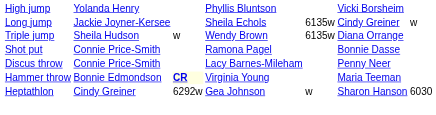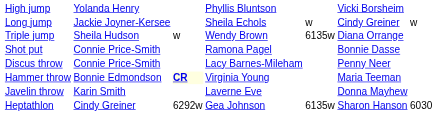(320, 22) 6135w -> (309, 22) w
+ row: (34, 91)
(309, 91) w -> (320, 105) 6135w
